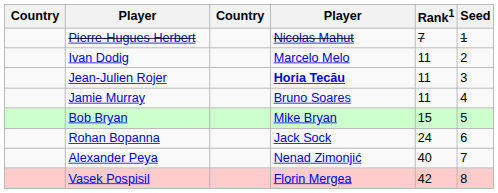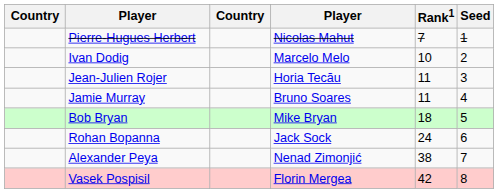(424, 58) 11 -> (425, 58) 10
(309, 78) bold -> (307, 78) normal
(425, 118) 15 -> (425, 118) 18
(425, 158) 40 -> (425, 158) 38
